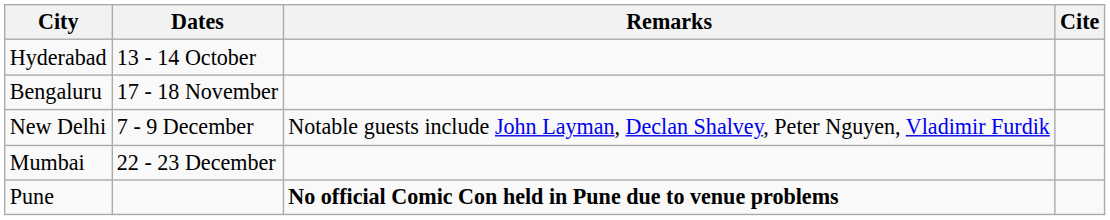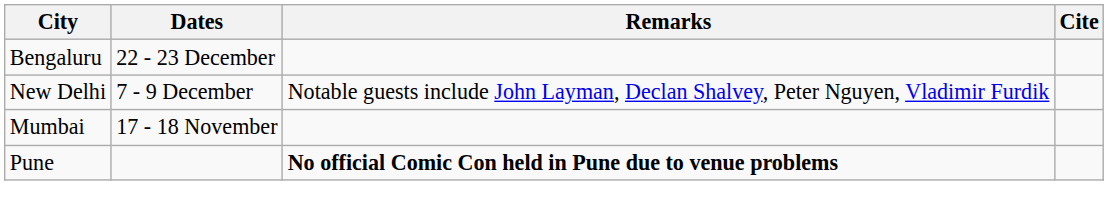- row: (58, 57)
(197, 92) 17 - 18 November -> (196, 57) 22 - 23 December
(196, 162) 22 - 23 December -> (197, 127) 17 - 18 November
